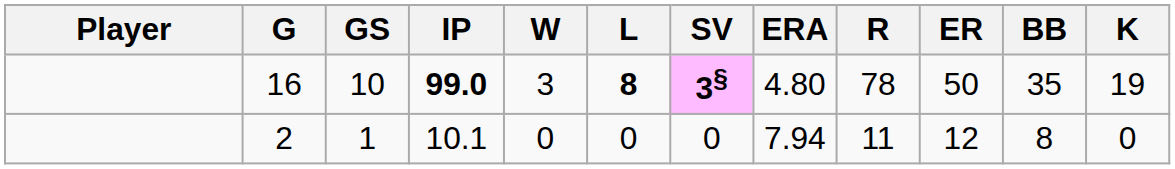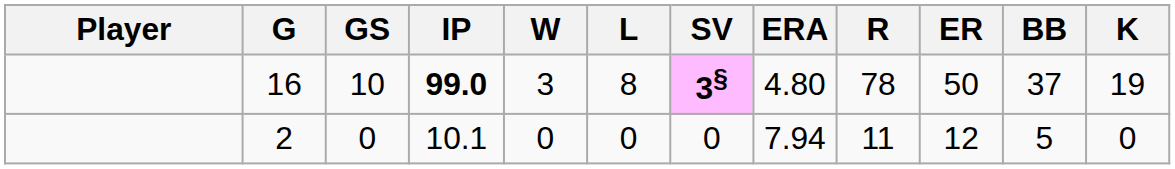(629, 84) bold -> (629, 84) normal
(1044, 84) 35 -> (1044, 84) 37
(367, 138) 1 -> (367, 138) 0
(1044, 138) 8 -> (1044, 138) 5
